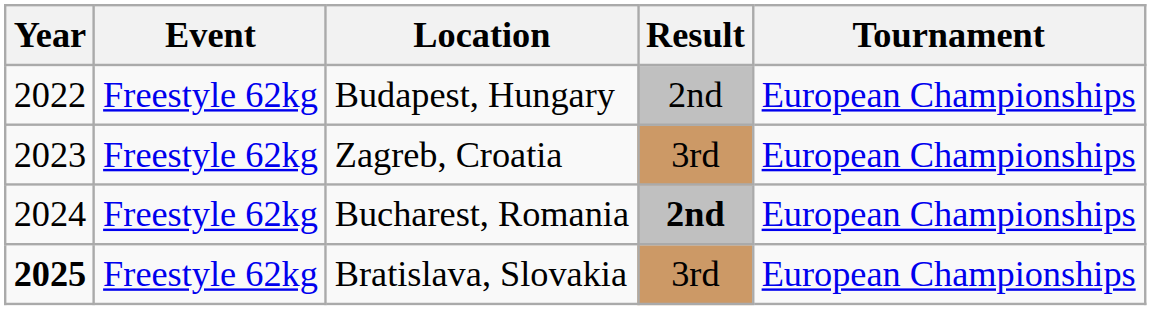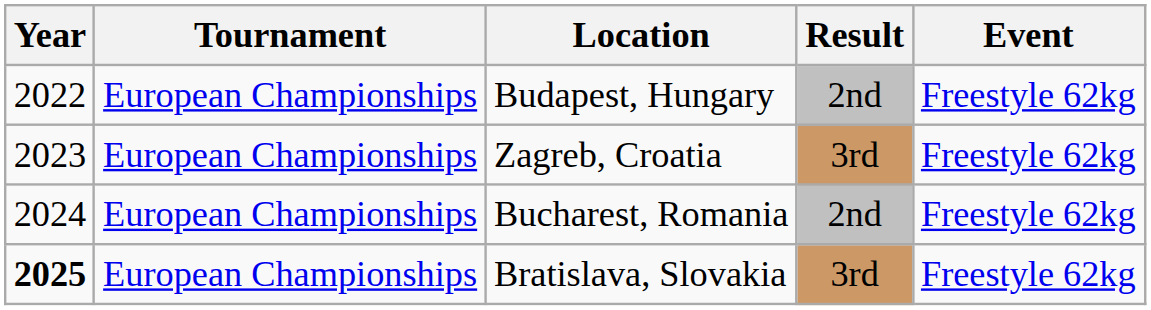columns swapped: (949, 34) <-> (210, 34)
(695, 214) bold -> (855, 214) normal
